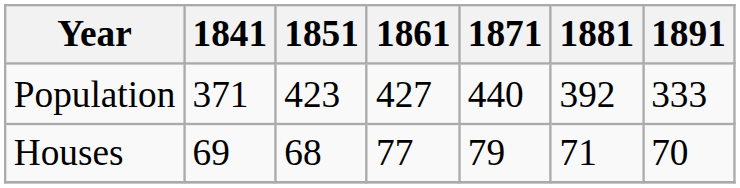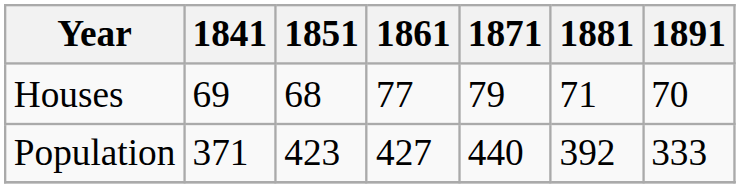rows swapped: (95, 93) <-> (69, 152)
